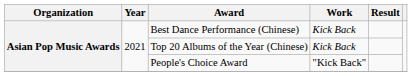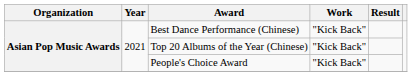(334, 29) Kick Back -> (339, 29) "Kick Back"
(334, 46) Kick Back -> (339, 46) "Kick Back"
